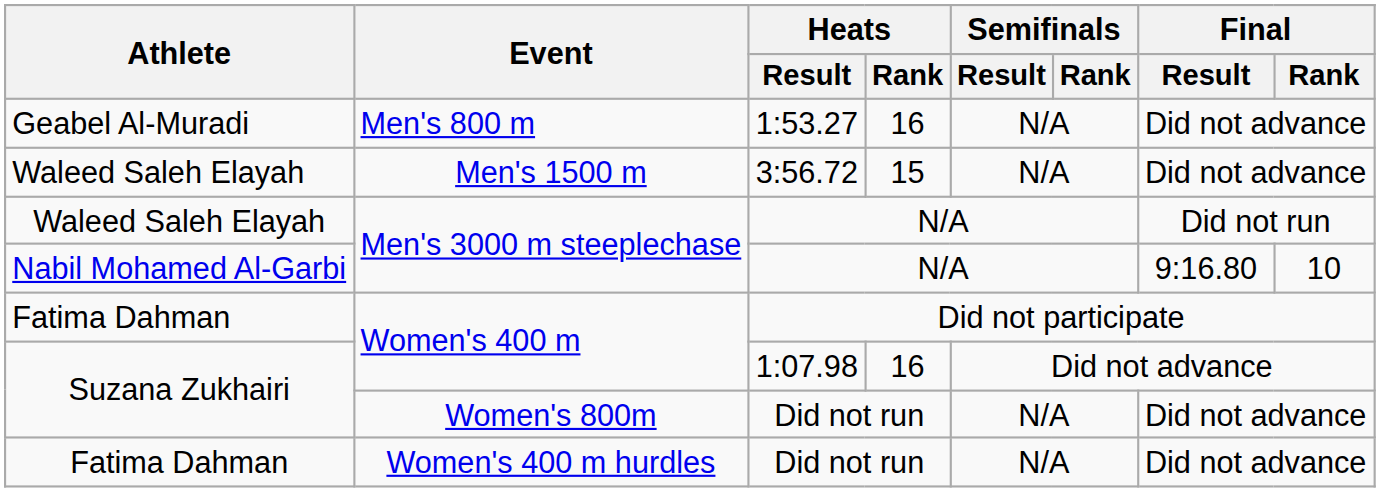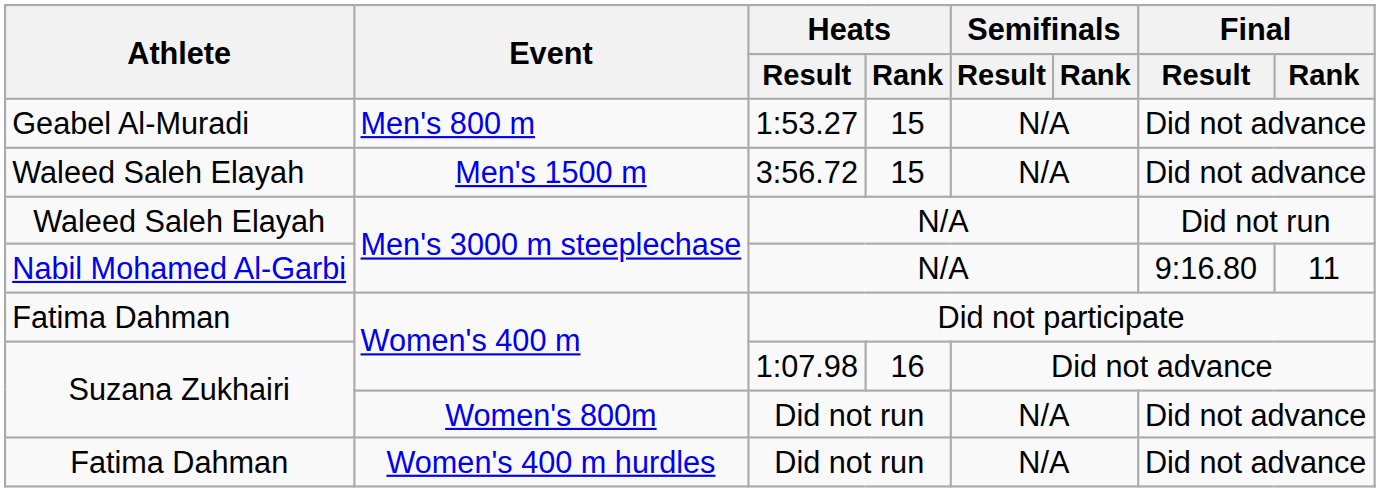(908, 124) 16 -> (908, 124) 15
(1324, 269) 10 -> (1324, 269) 11
